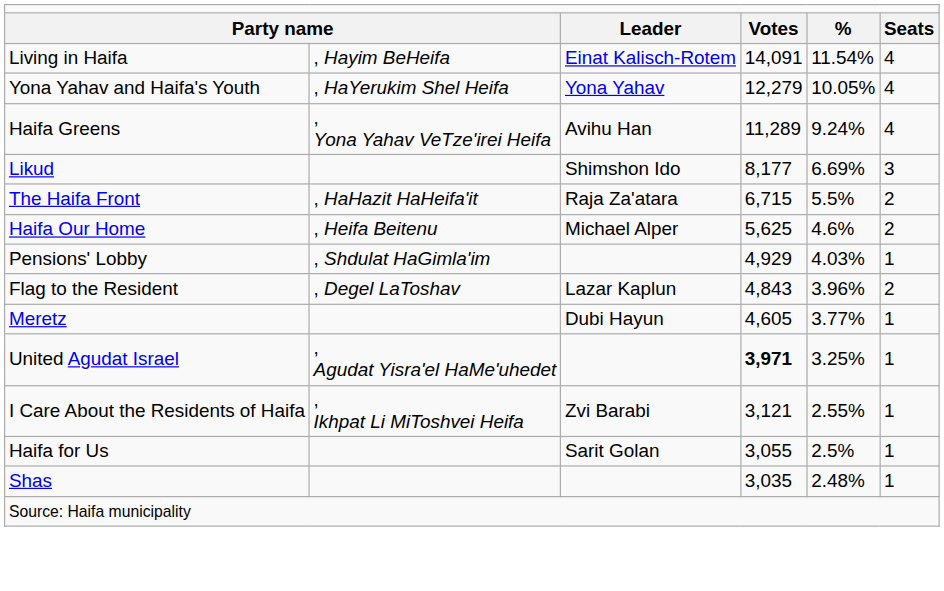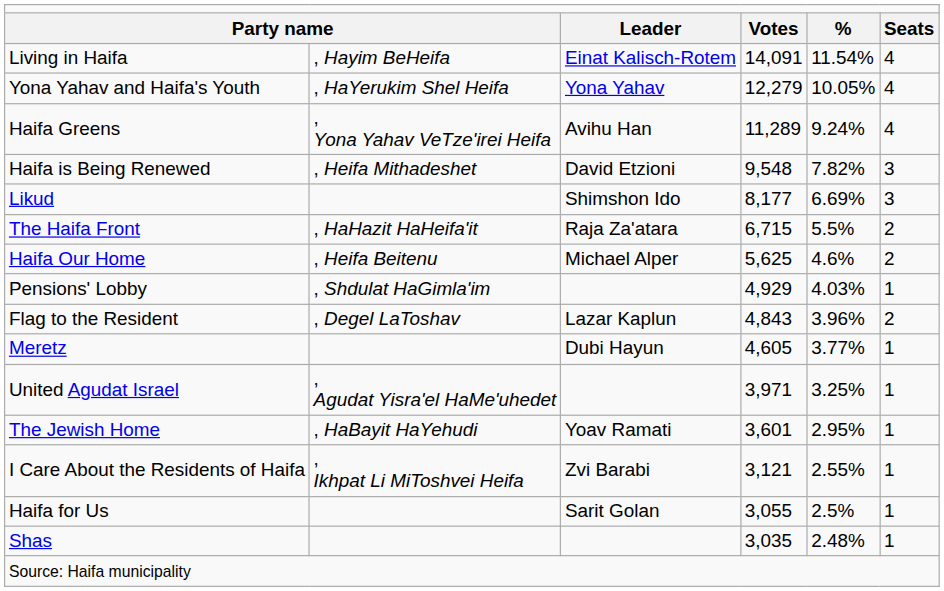+ row: (110, 169)
(768, 359) bold -> (768, 389) normal
+ row: (84, 429)
